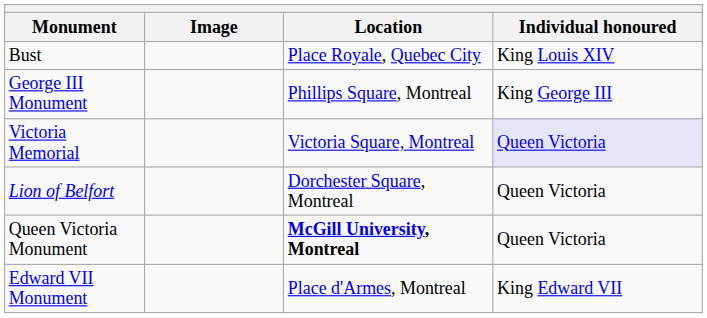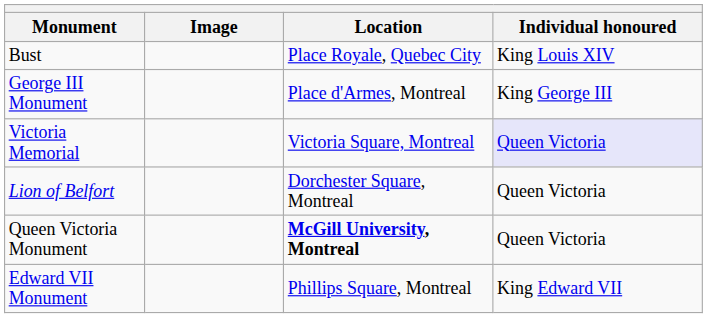(380, 93) Phillips Square, Montreal -> (377, 93) Place d'Armes, Montreal
(377, 288) Place d'Armes, Montreal -> (380, 288) Phillips Square, Montreal
